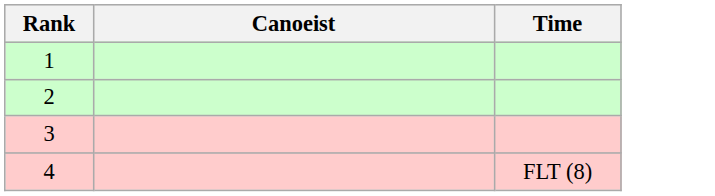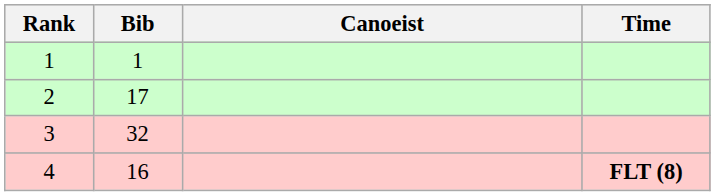+ column: (138, 23)
(558, 171) normal -> (646, 171) bold
